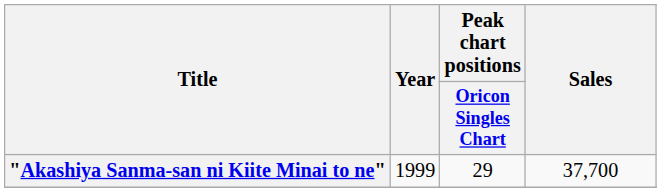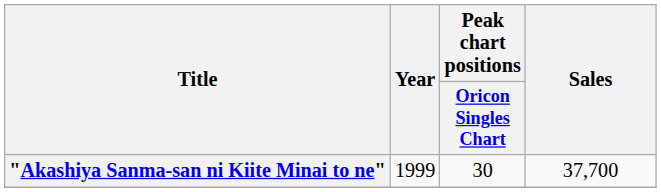(483, 170) 29 -> (483, 170) 30
